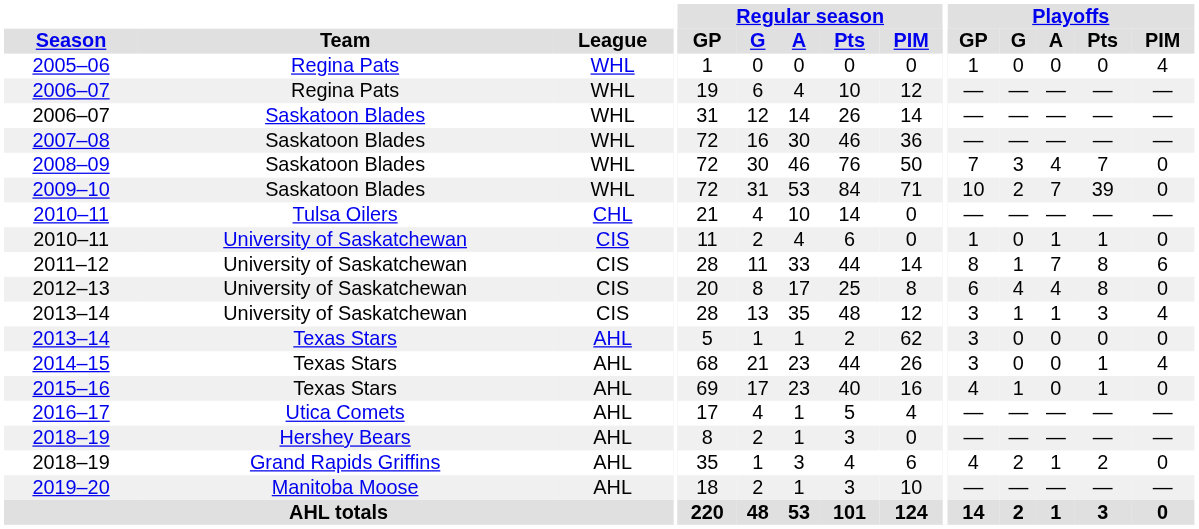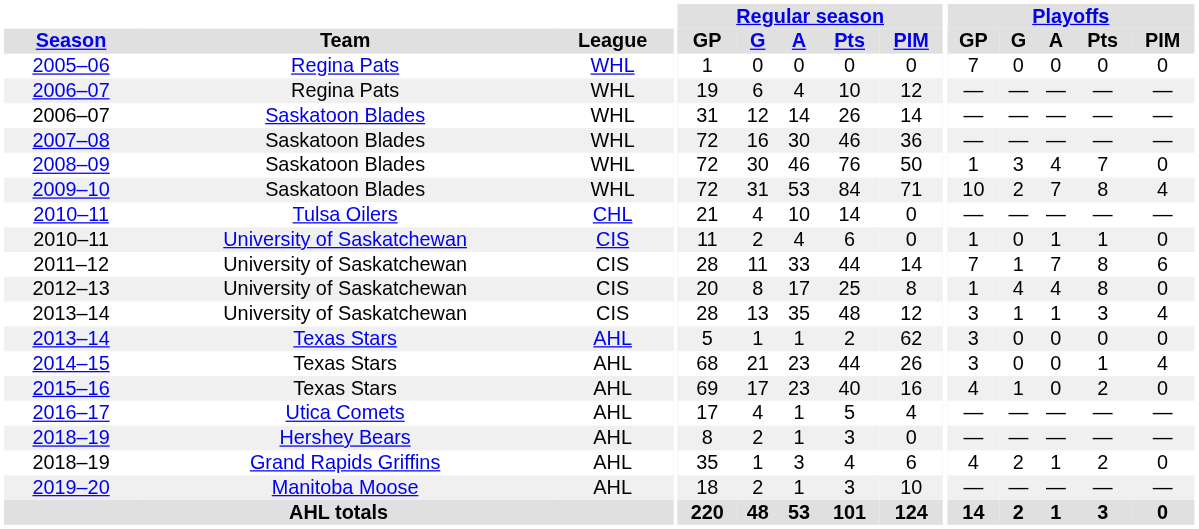(973, 65) 1 -> (973, 65) 7
(1163, 65) 4 -> (1163, 65) 0
(973, 165) 7 -> (973, 165) 1
(1103, 189) 39 -> (1103, 189) 8
(1163, 189) 0 -> (1163, 189) 4
(973, 264) 8 -> (973, 264) 7
(973, 289) 6 -> (973, 289) 1
(1103, 388) 1 -> (1103, 388) 2
